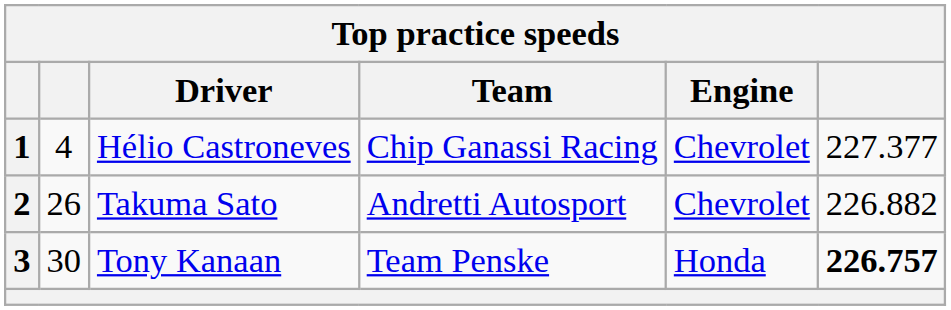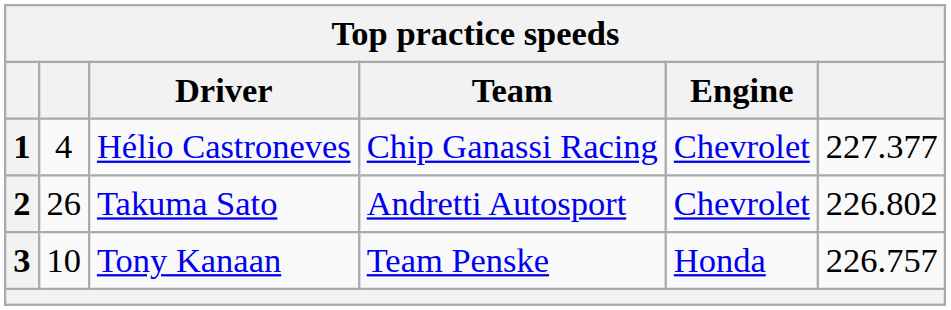(882, 203) 226.882 -> (882, 203) 226.802
(64, 260) 30 -> (64, 260) 10
(882, 260) bold -> (882, 260) normal
